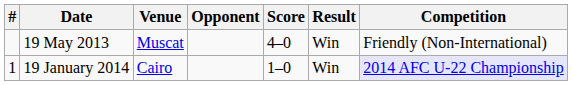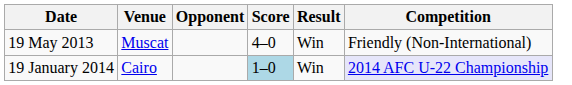- column: (12, 17)
(279, 67) no background -> (264, 67) lightblue background
